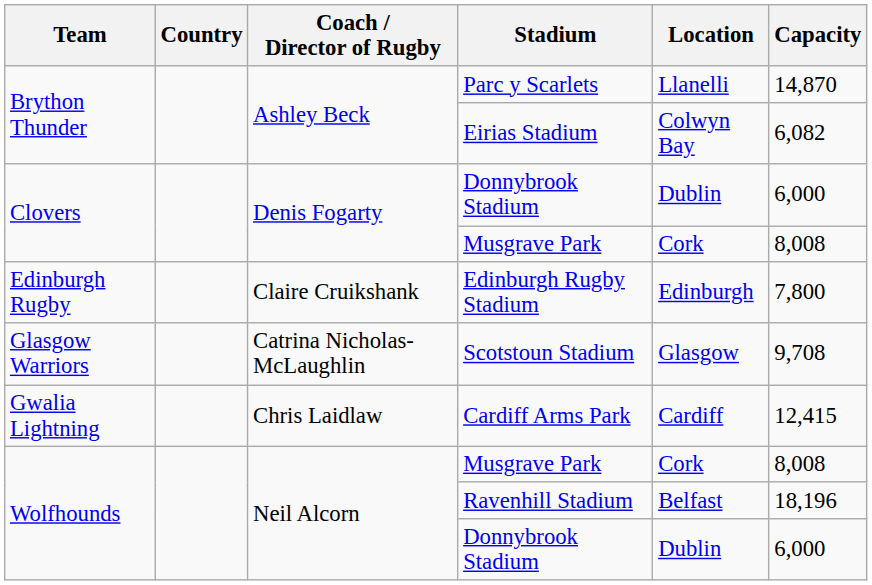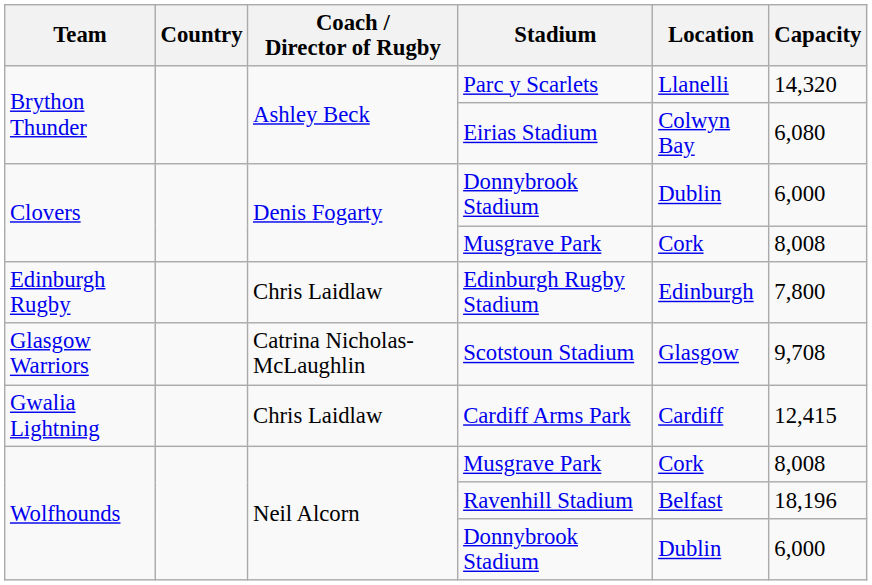(806, 84) 14,870 -> (806, 84) 14,320
(800, 132) 6,082 -> (800, 132) 6,080
(336, 292) Claire Cruikshank -> (318, 292) Chris Laidlaw
